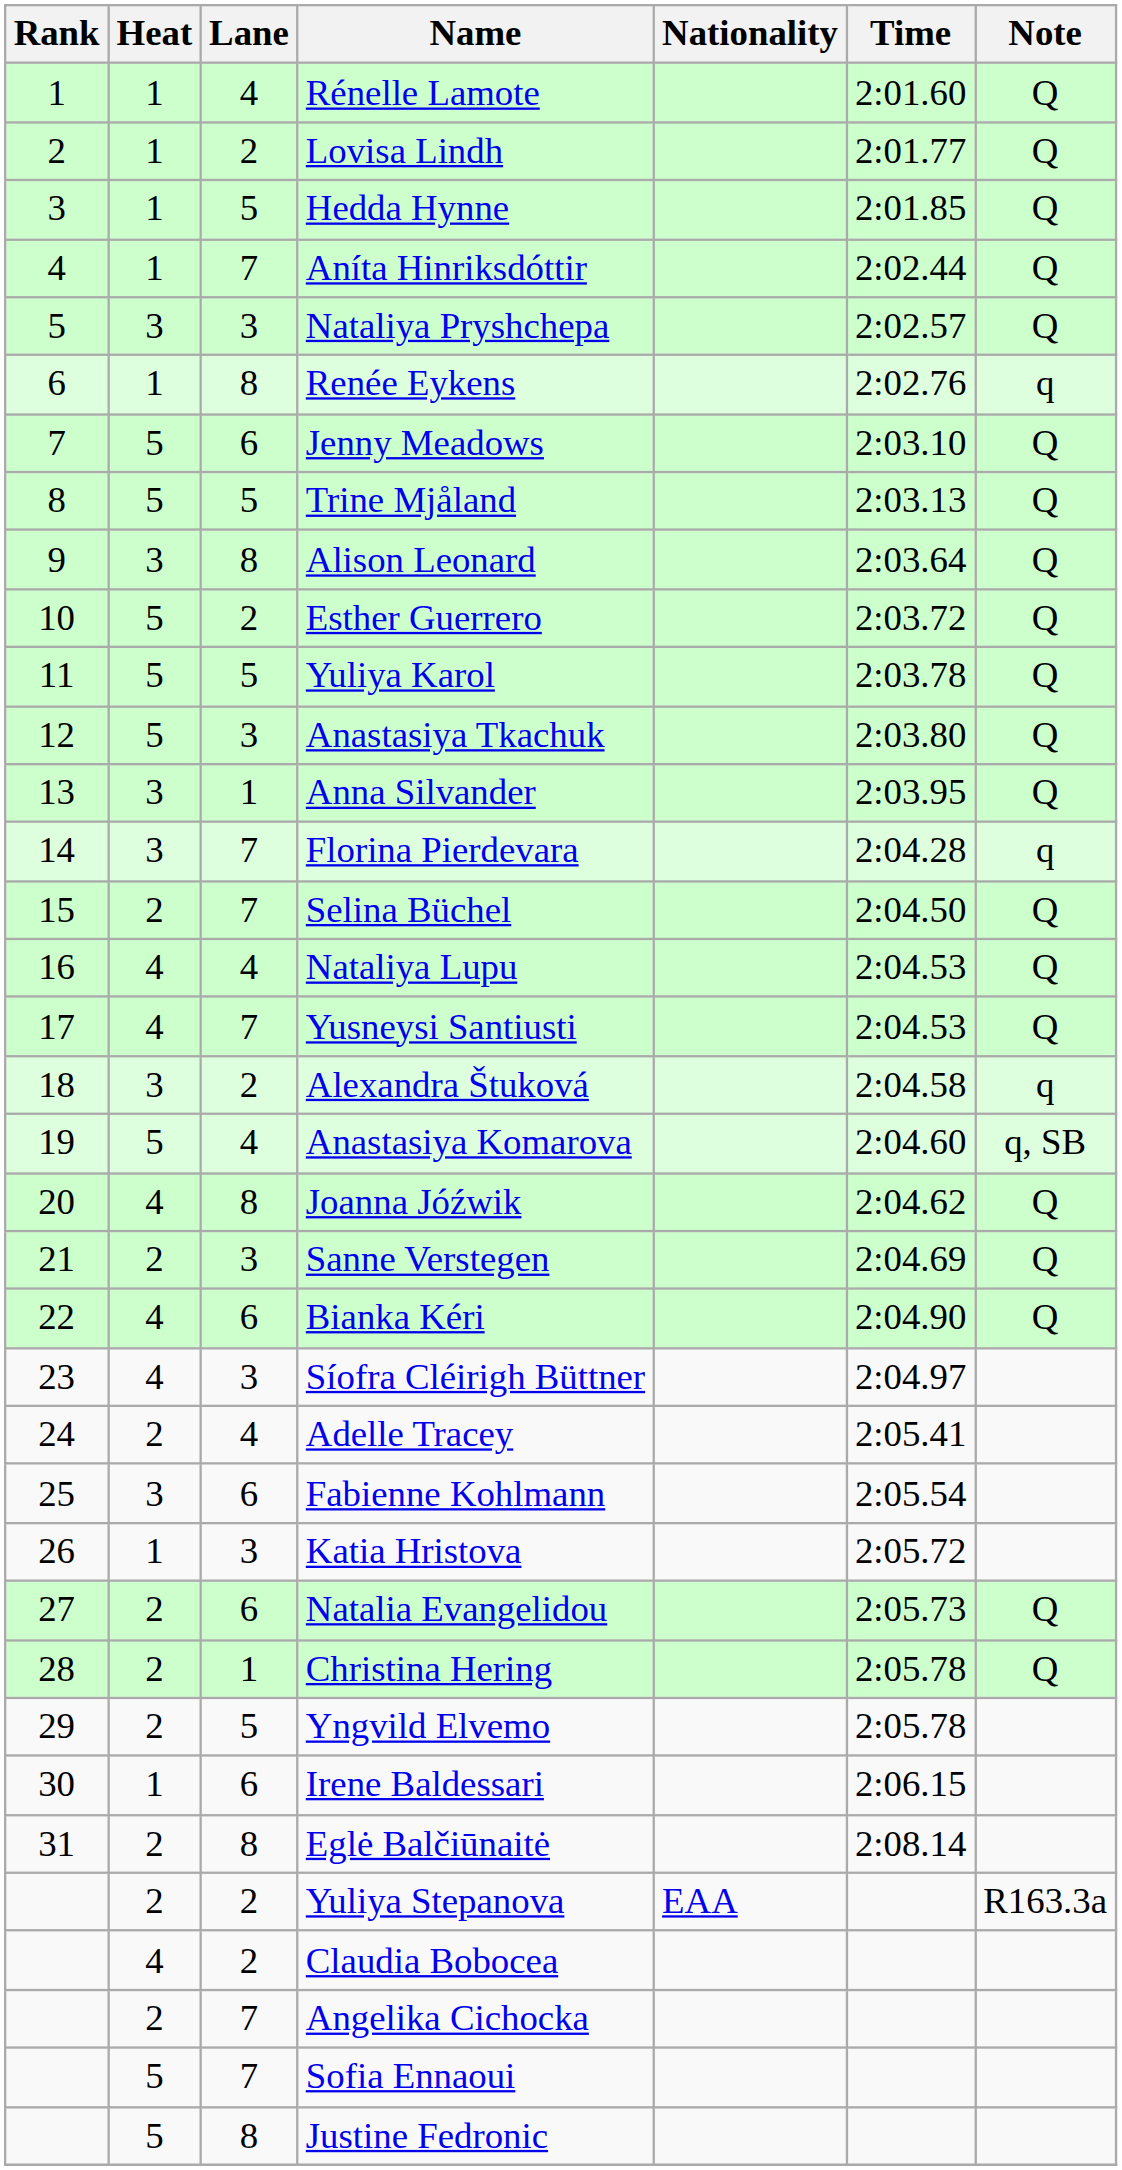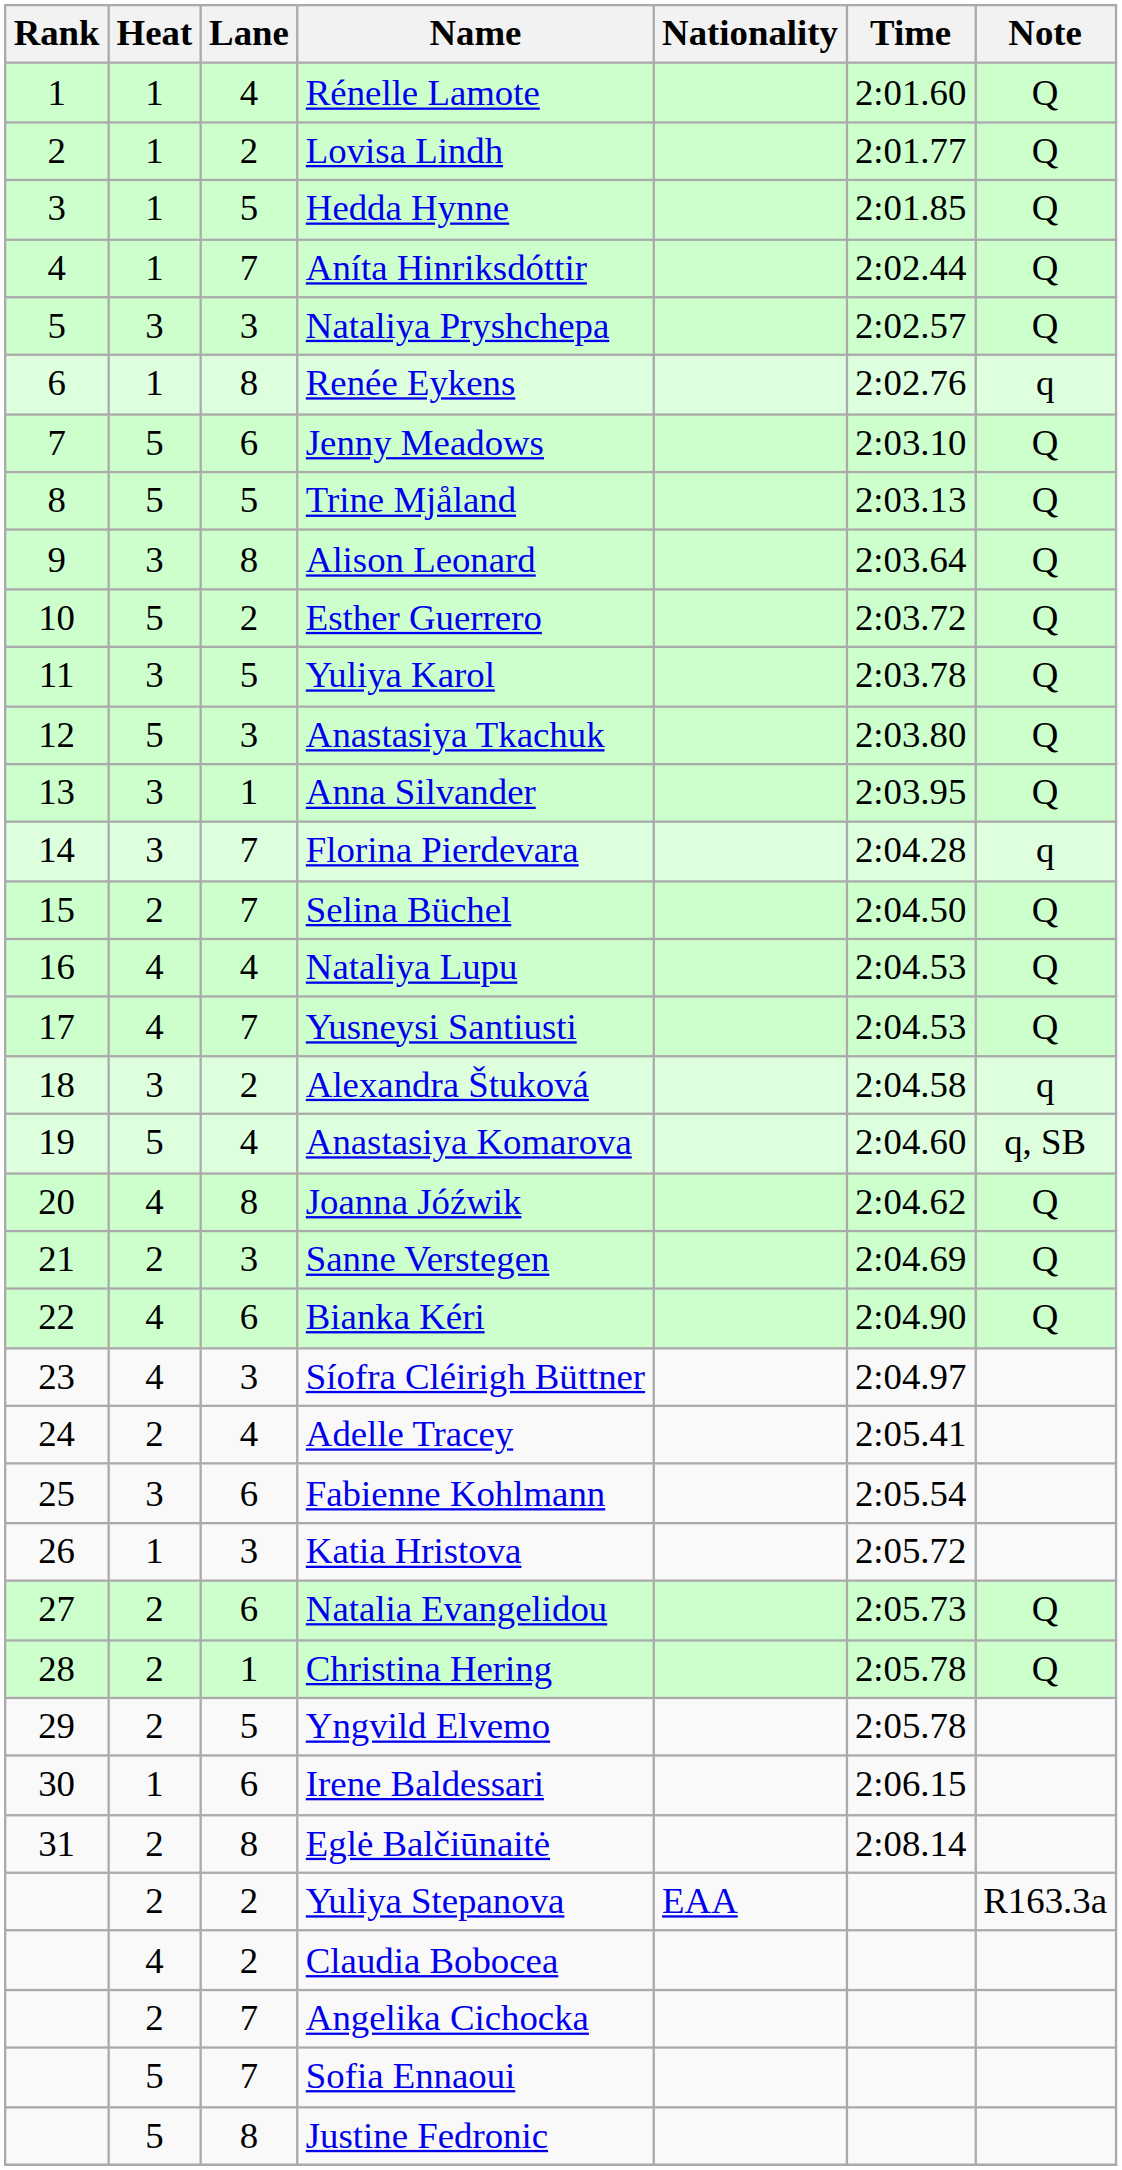(154, 675) 5 -> (154, 675) 3
